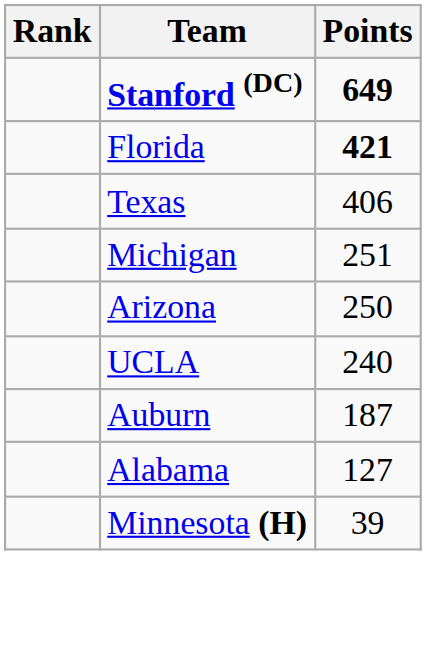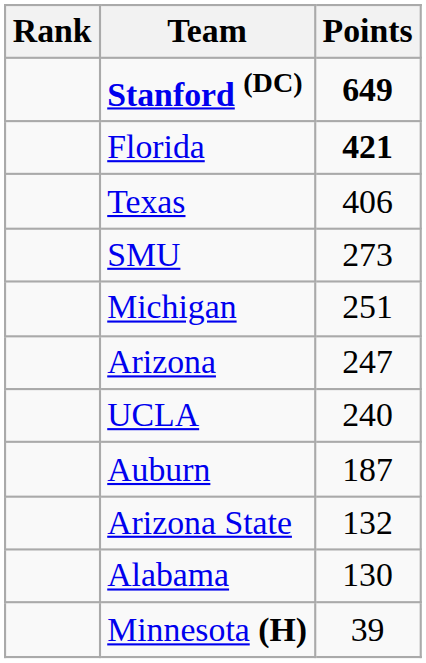+ row: (144, 254)
(368, 308) 250 -> (368, 361) 247
+ row: (200, 522)
(368, 468) 127 -> (368, 575) 130
